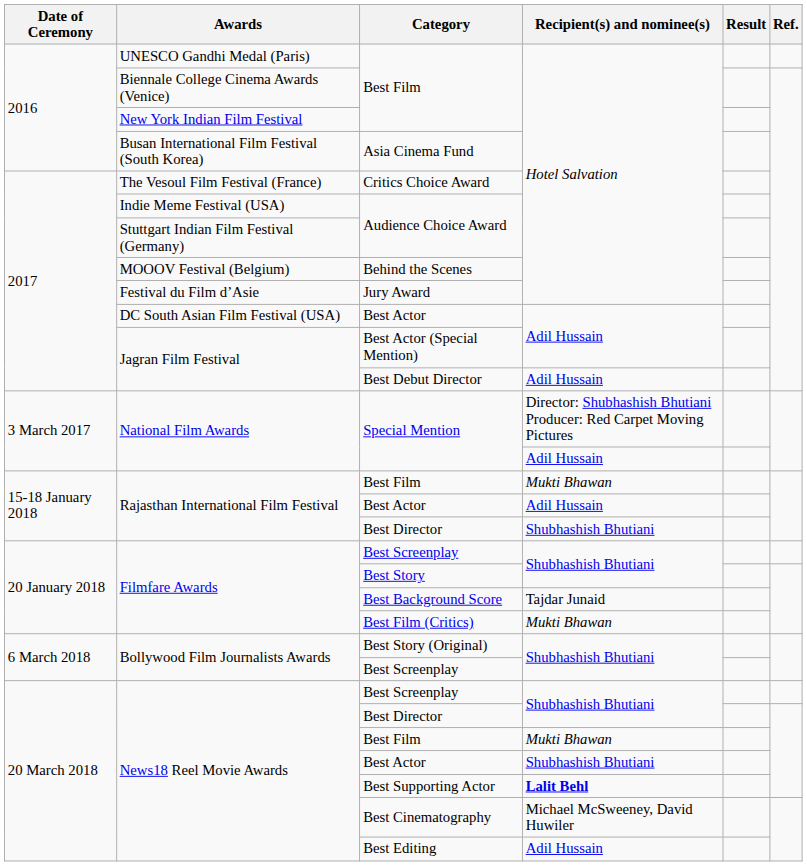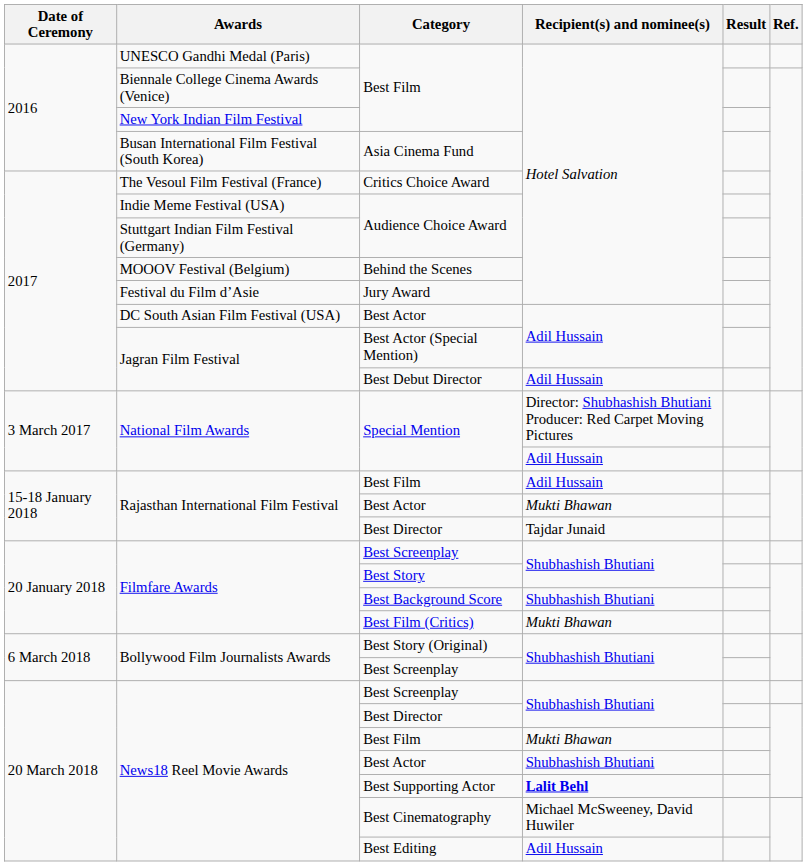(569, 482) Mukti Bhawan -> (564, 482) Adil Hussain
(564, 505) Adil Hussain -> (569, 505) Mukti Bhawan
(590, 528) Shubhashish Bhutiani -> (565, 528) Tajdar Junaid
(565, 598) Tajdar Junaid -> (590, 598) Shubhashish Bhutiani
